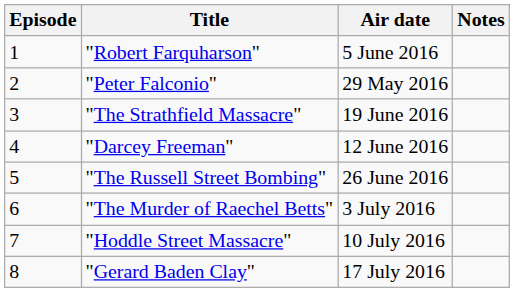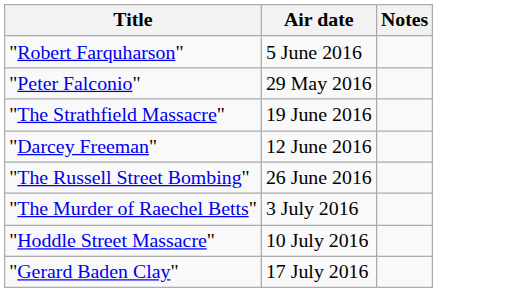- column: (43, 20)
